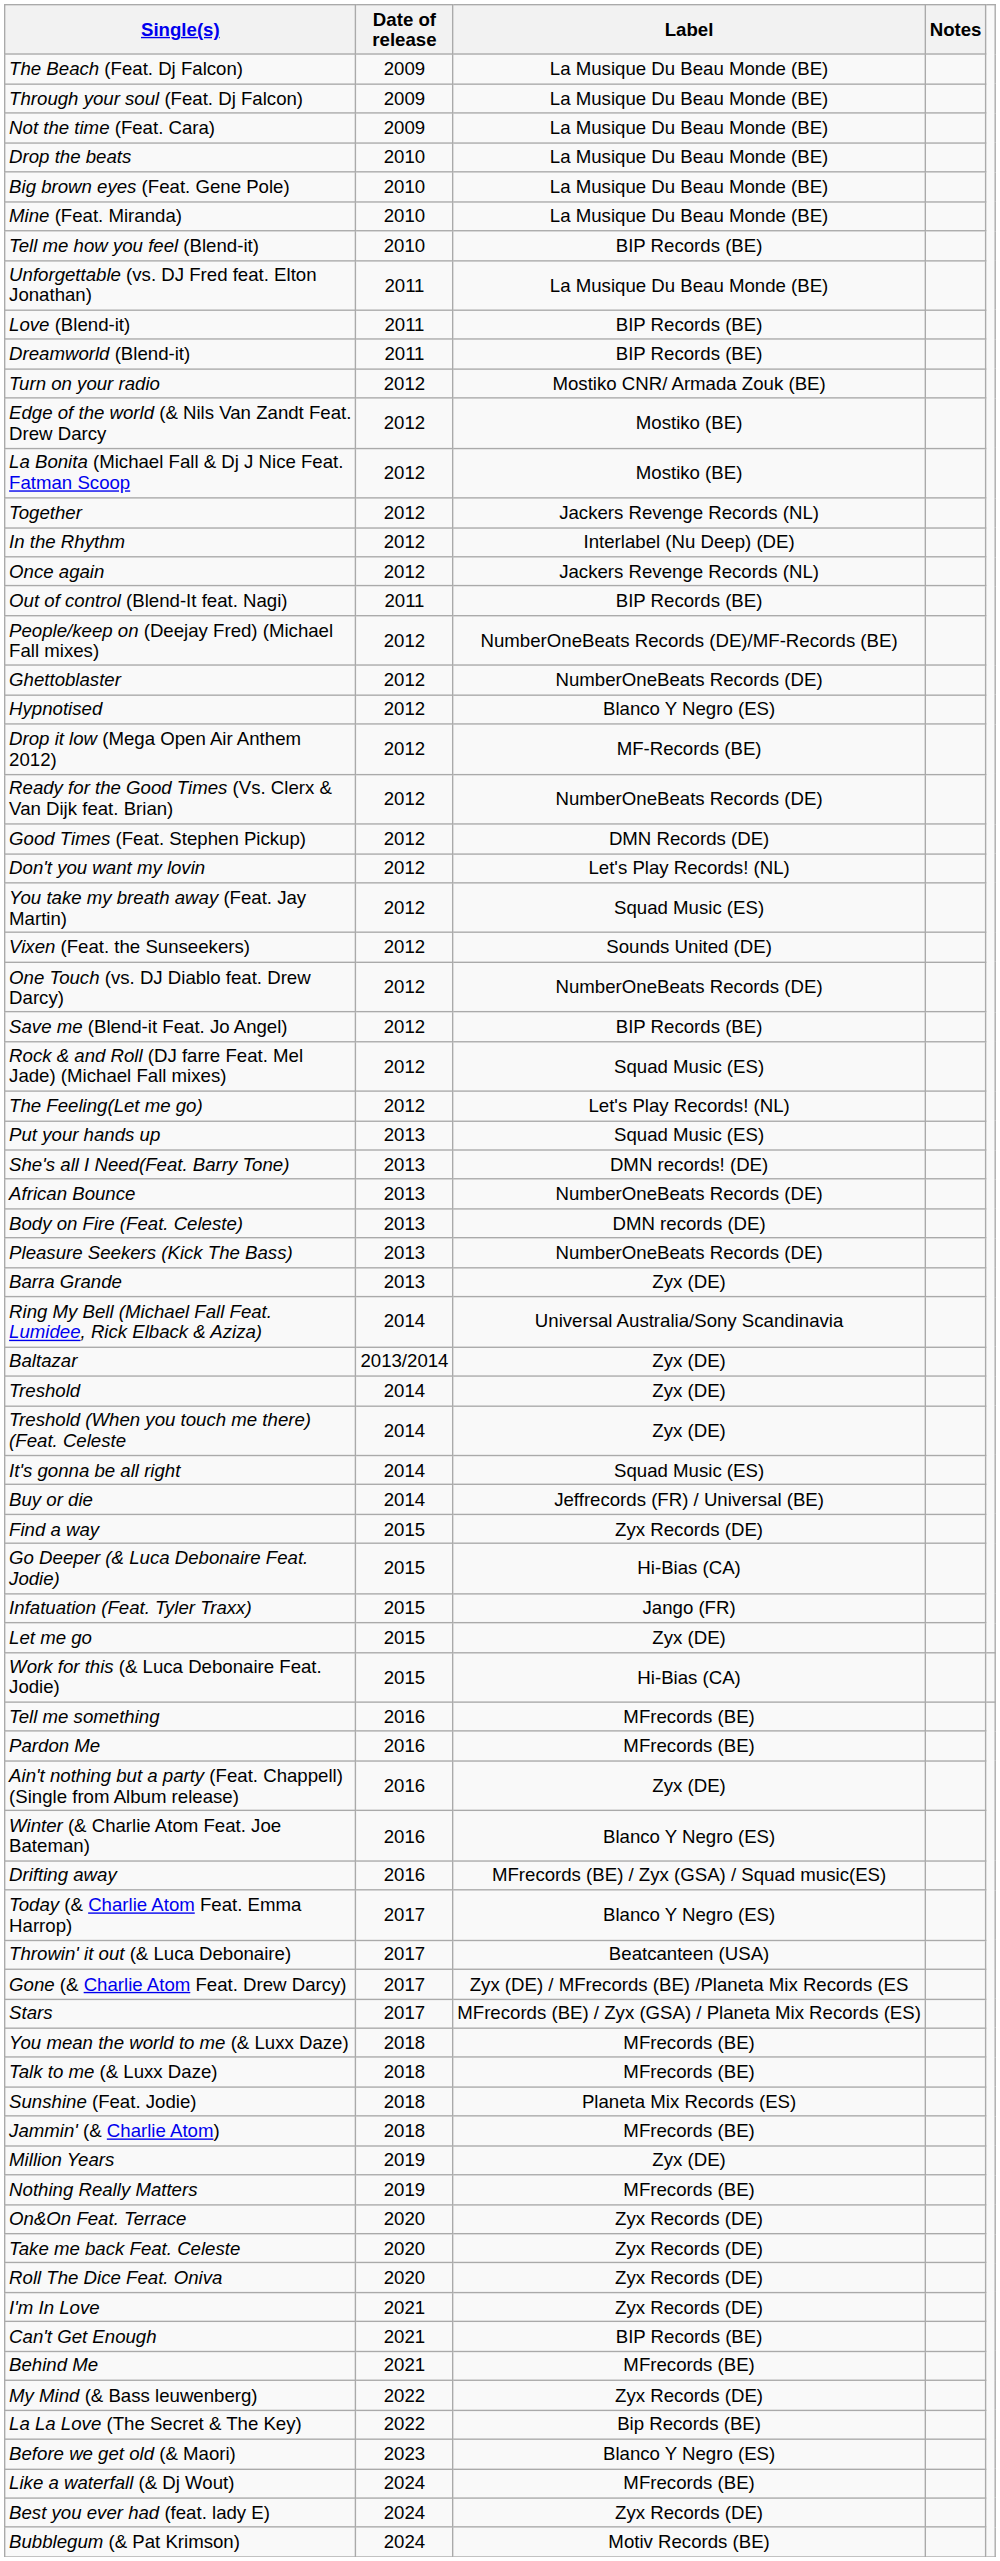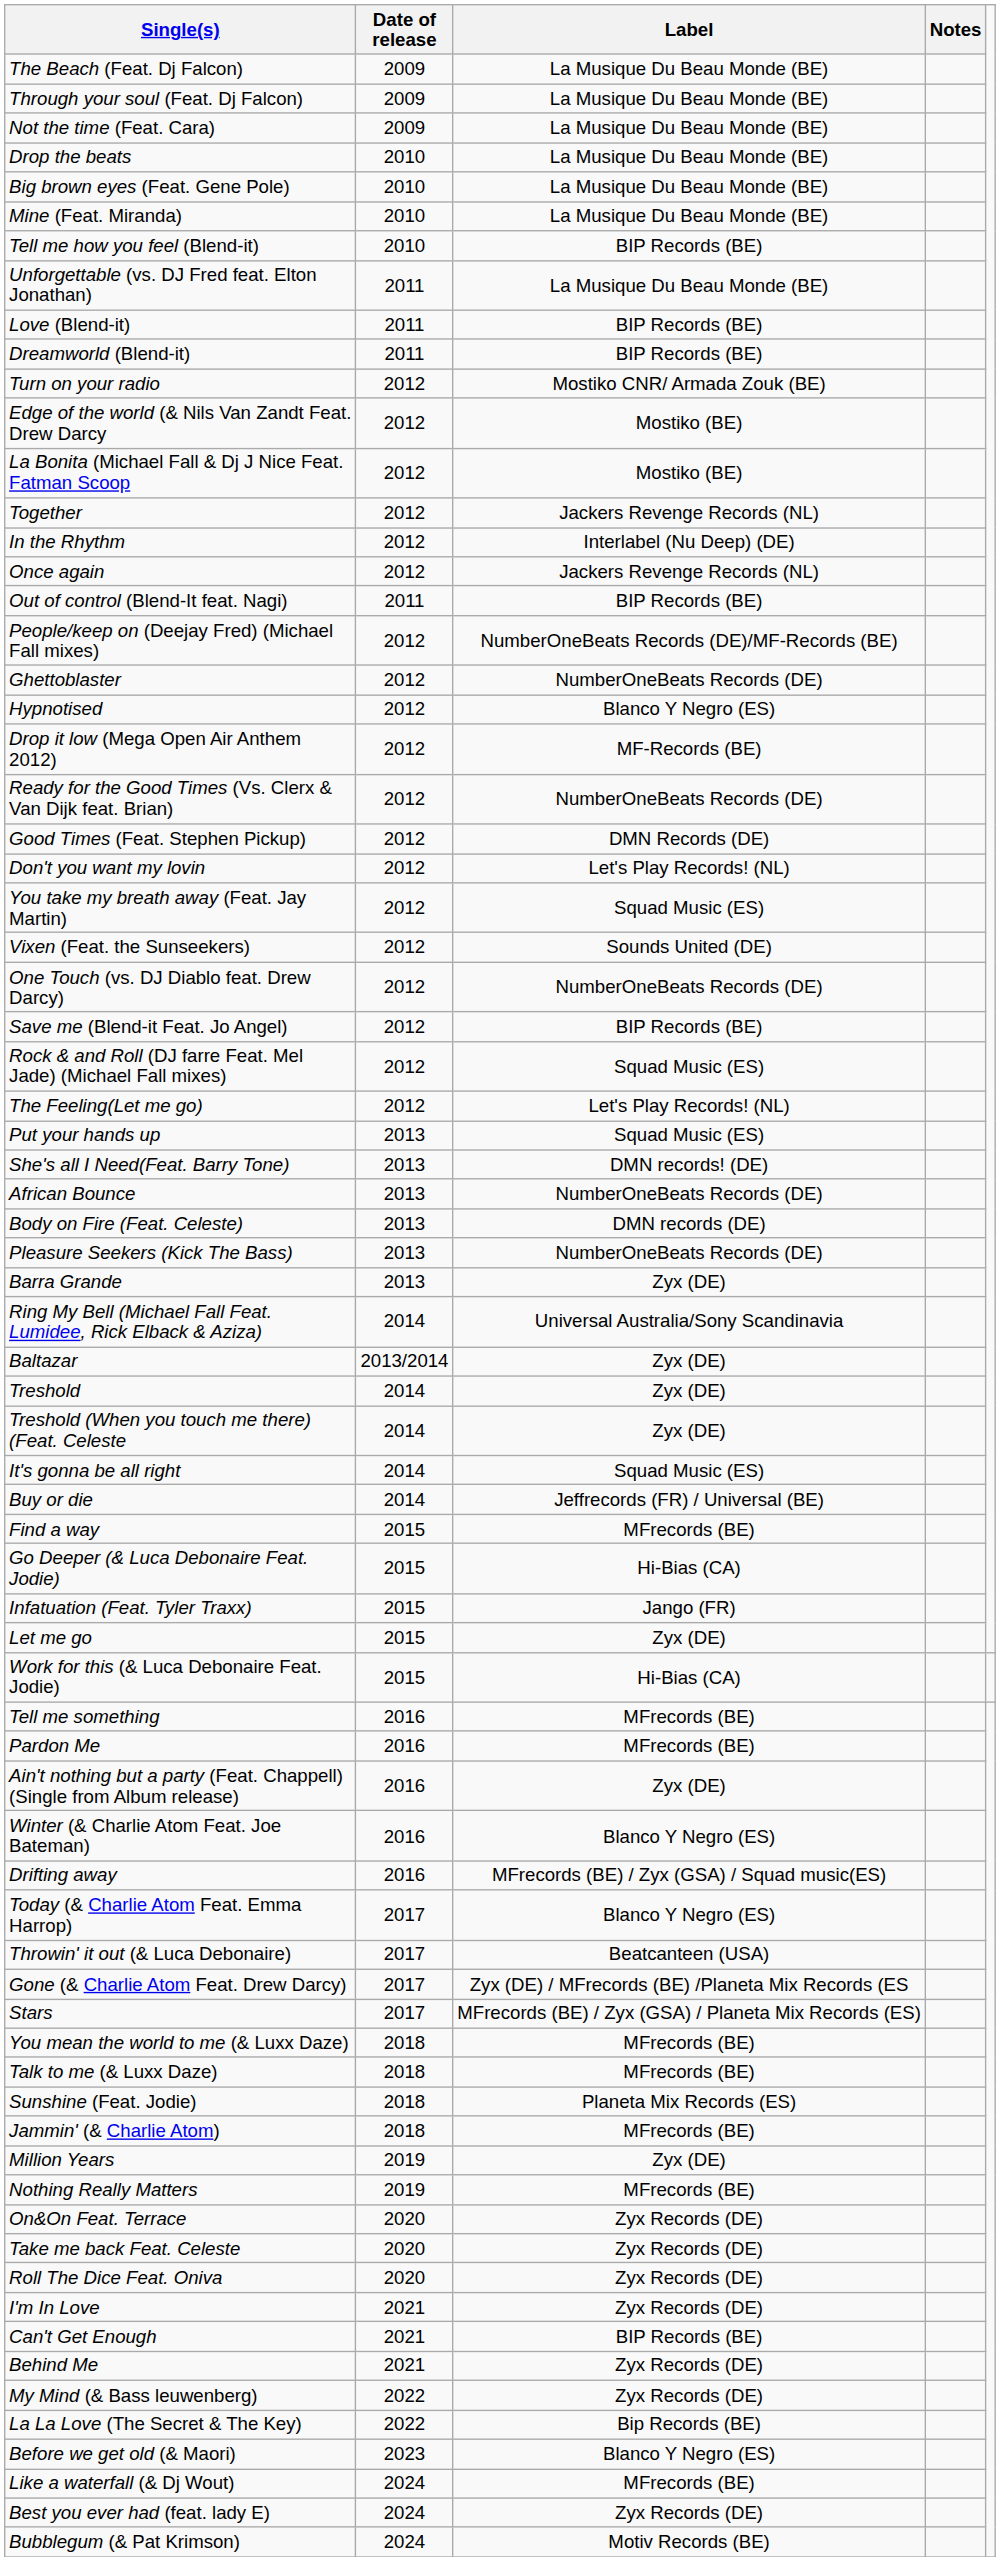(689, 1529) Zyx Records (DE) -> (689, 1529) MFrecords (BE)
(689, 2366) MFrecords (BE) -> (689, 2366) Zyx Records (DE)
